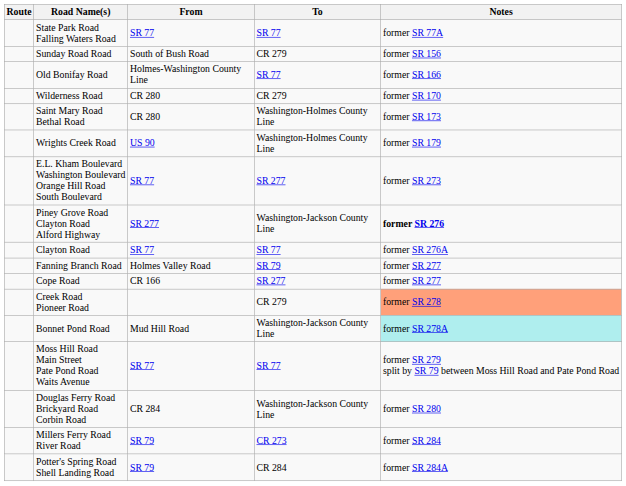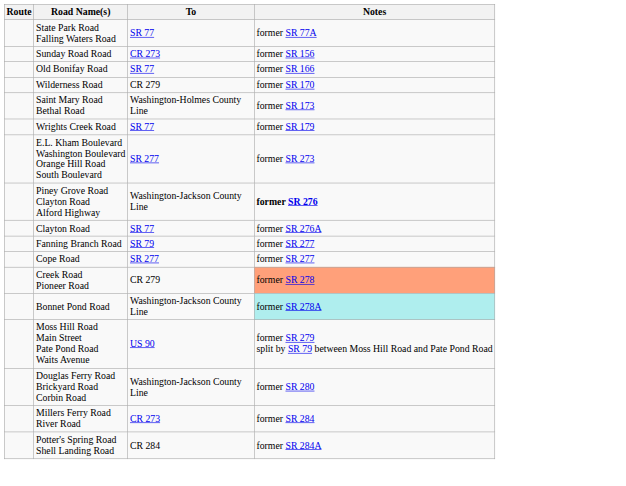- column: (191, 12)
(272, 54) CR 279 -> (145, 54) CR 273
(312, 143) Washington-Holmes County Line -> (142, 127) SR 77
(269, 366) SR 77 -> (142, 344) US 90
